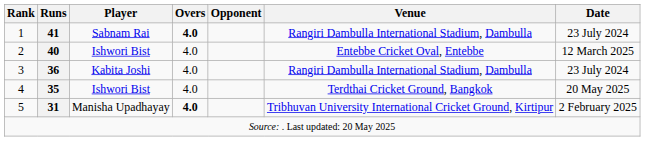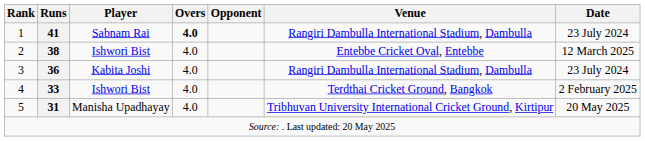(53, 51) 40 -> (53, 51) 38
(53, 88) 35 -> (53, 88) 33
(598, 88) 20 May 2025 -> (598, 88) 2 February 2025
(190, 107) bold -> (190, 107) normal
(598, 107) 2 February 2025 -> (598, 107) 20 May 2025
